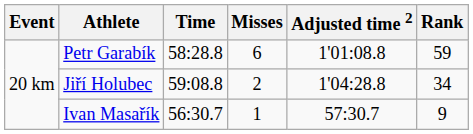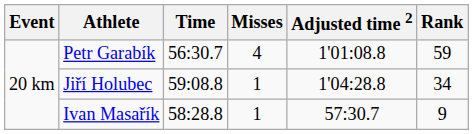(195, 54) 58:28.8 -> (195, 54) 56:30.7
(257, 54) 6 -> (257, 54) 4
(257, 84) 2 -> (257, 84) 1
(195, 114) 56:30.7 -> (195, 114) 58:28.8
